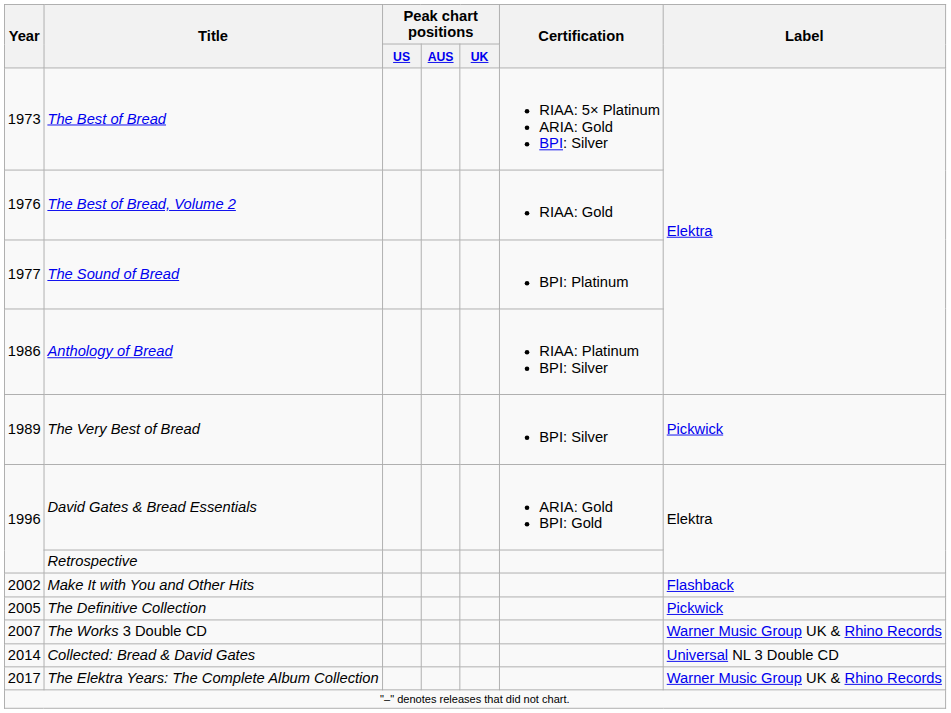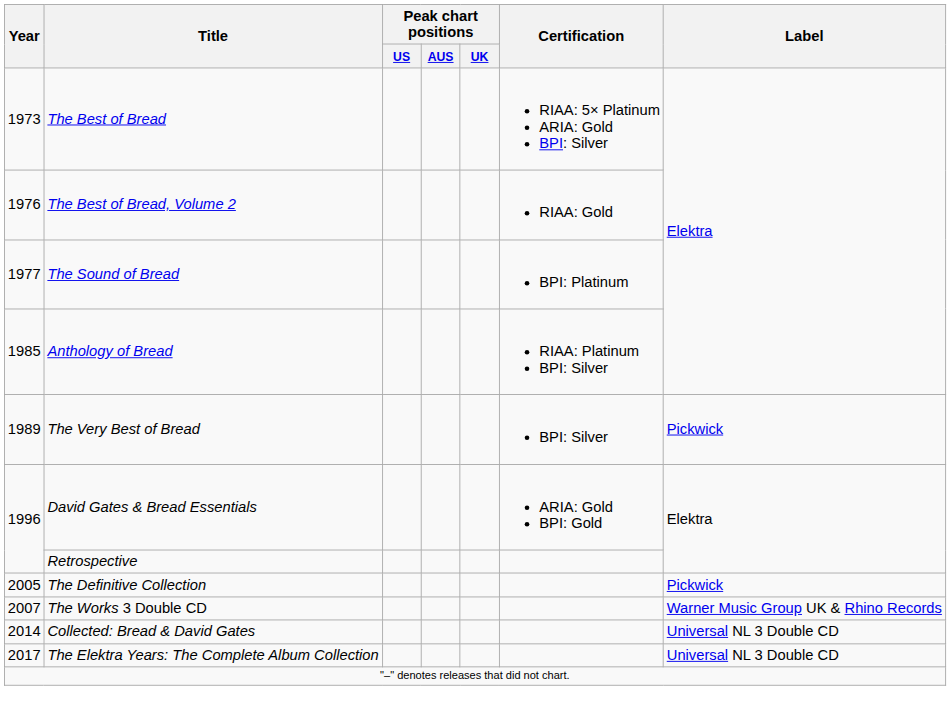(24, 351) 1986 -> (24, 351) 1985
- row: (151, 585)
(804, 678) Warner Music Group UK & Rhino Records -> (753, 655) Universal NL 3 Double CD
